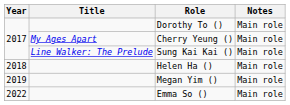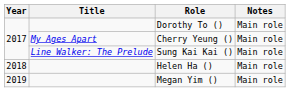- row: (182, 94)
